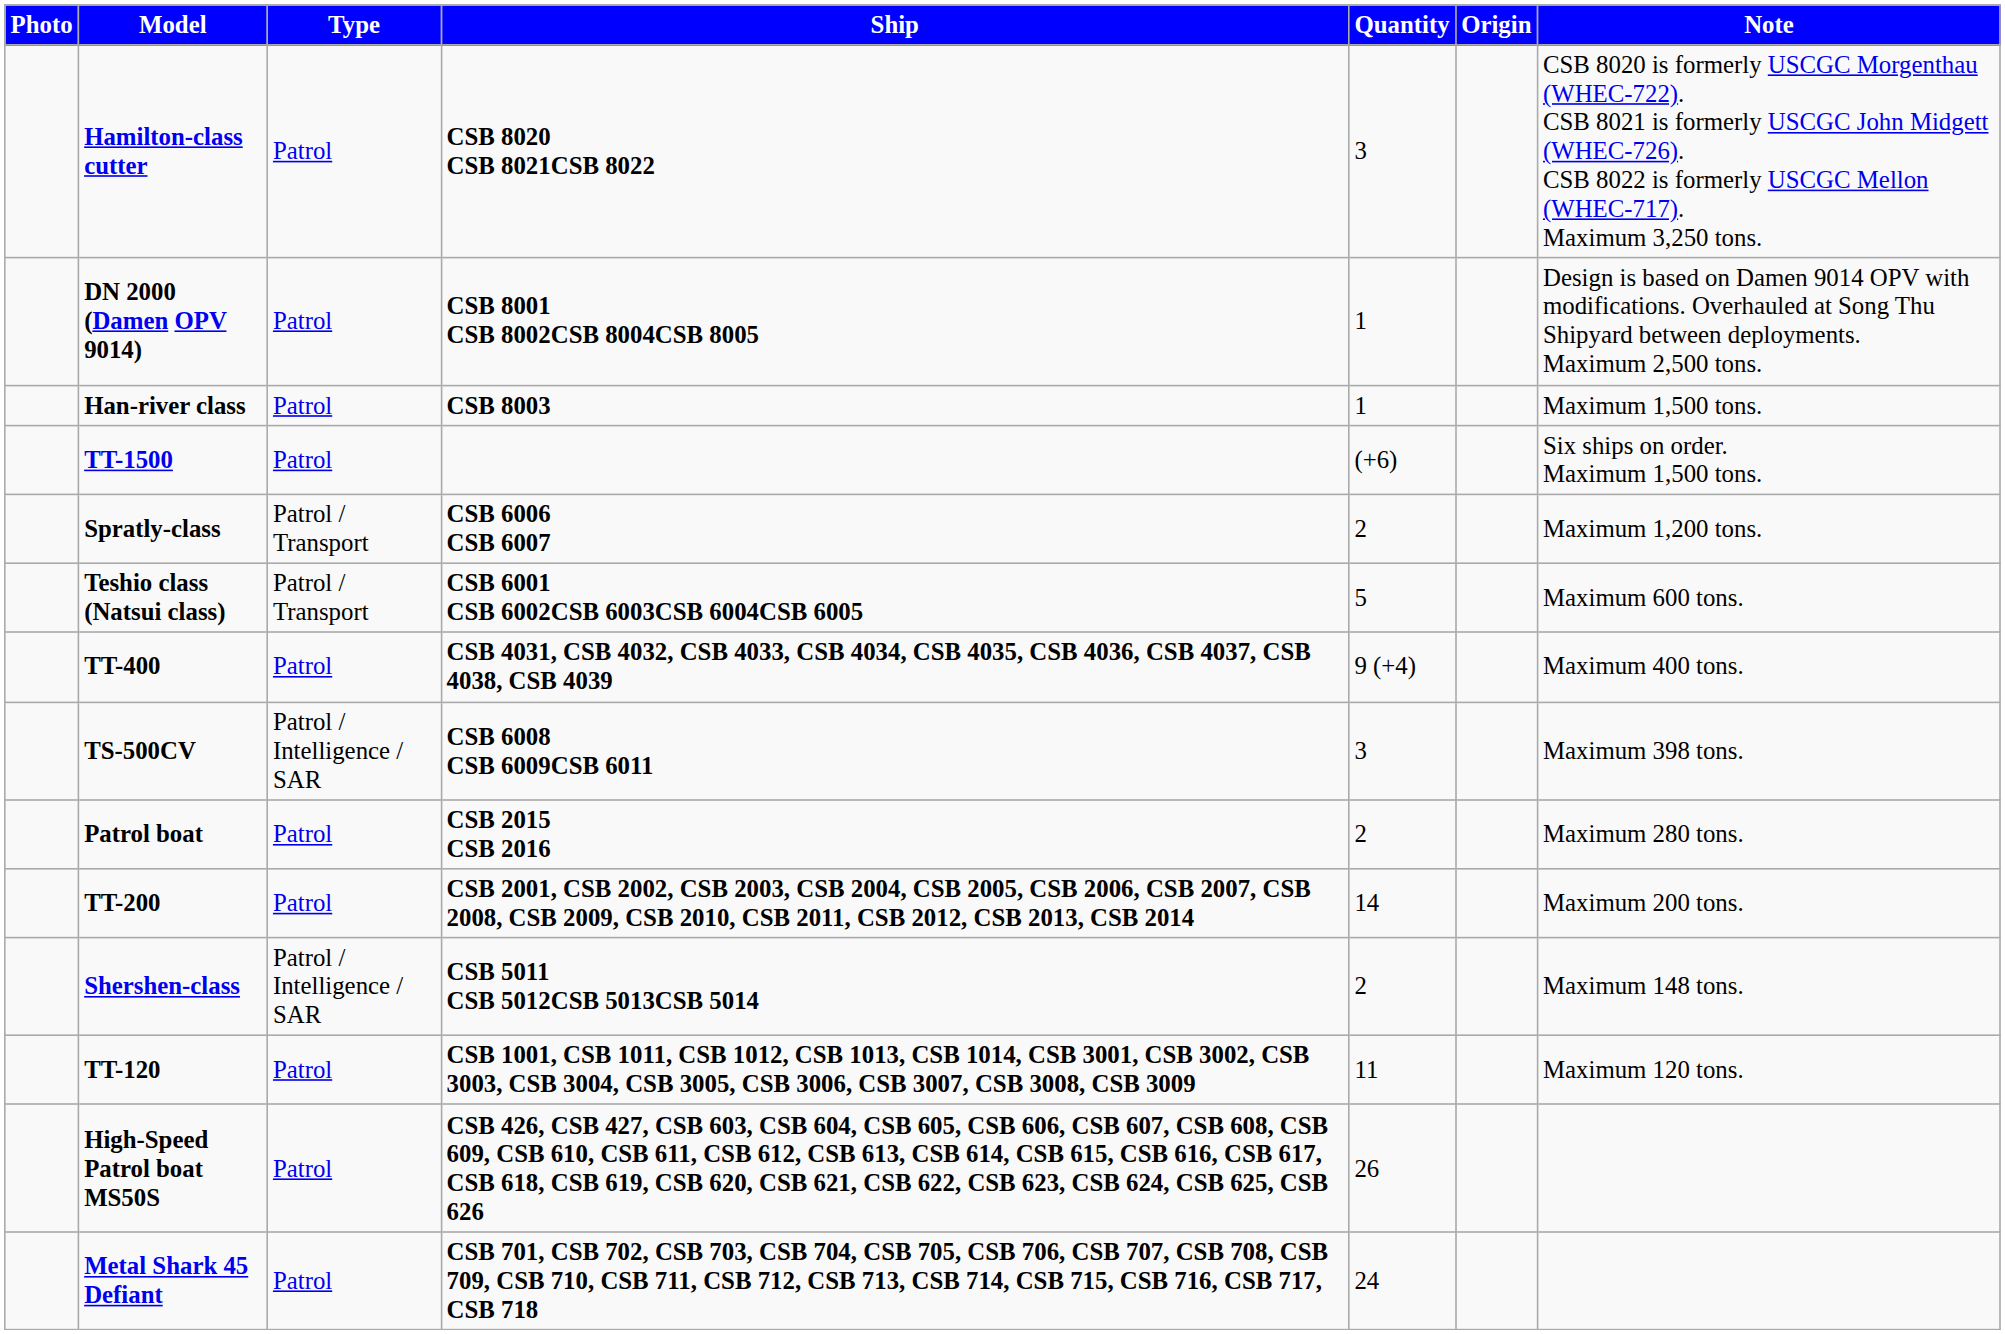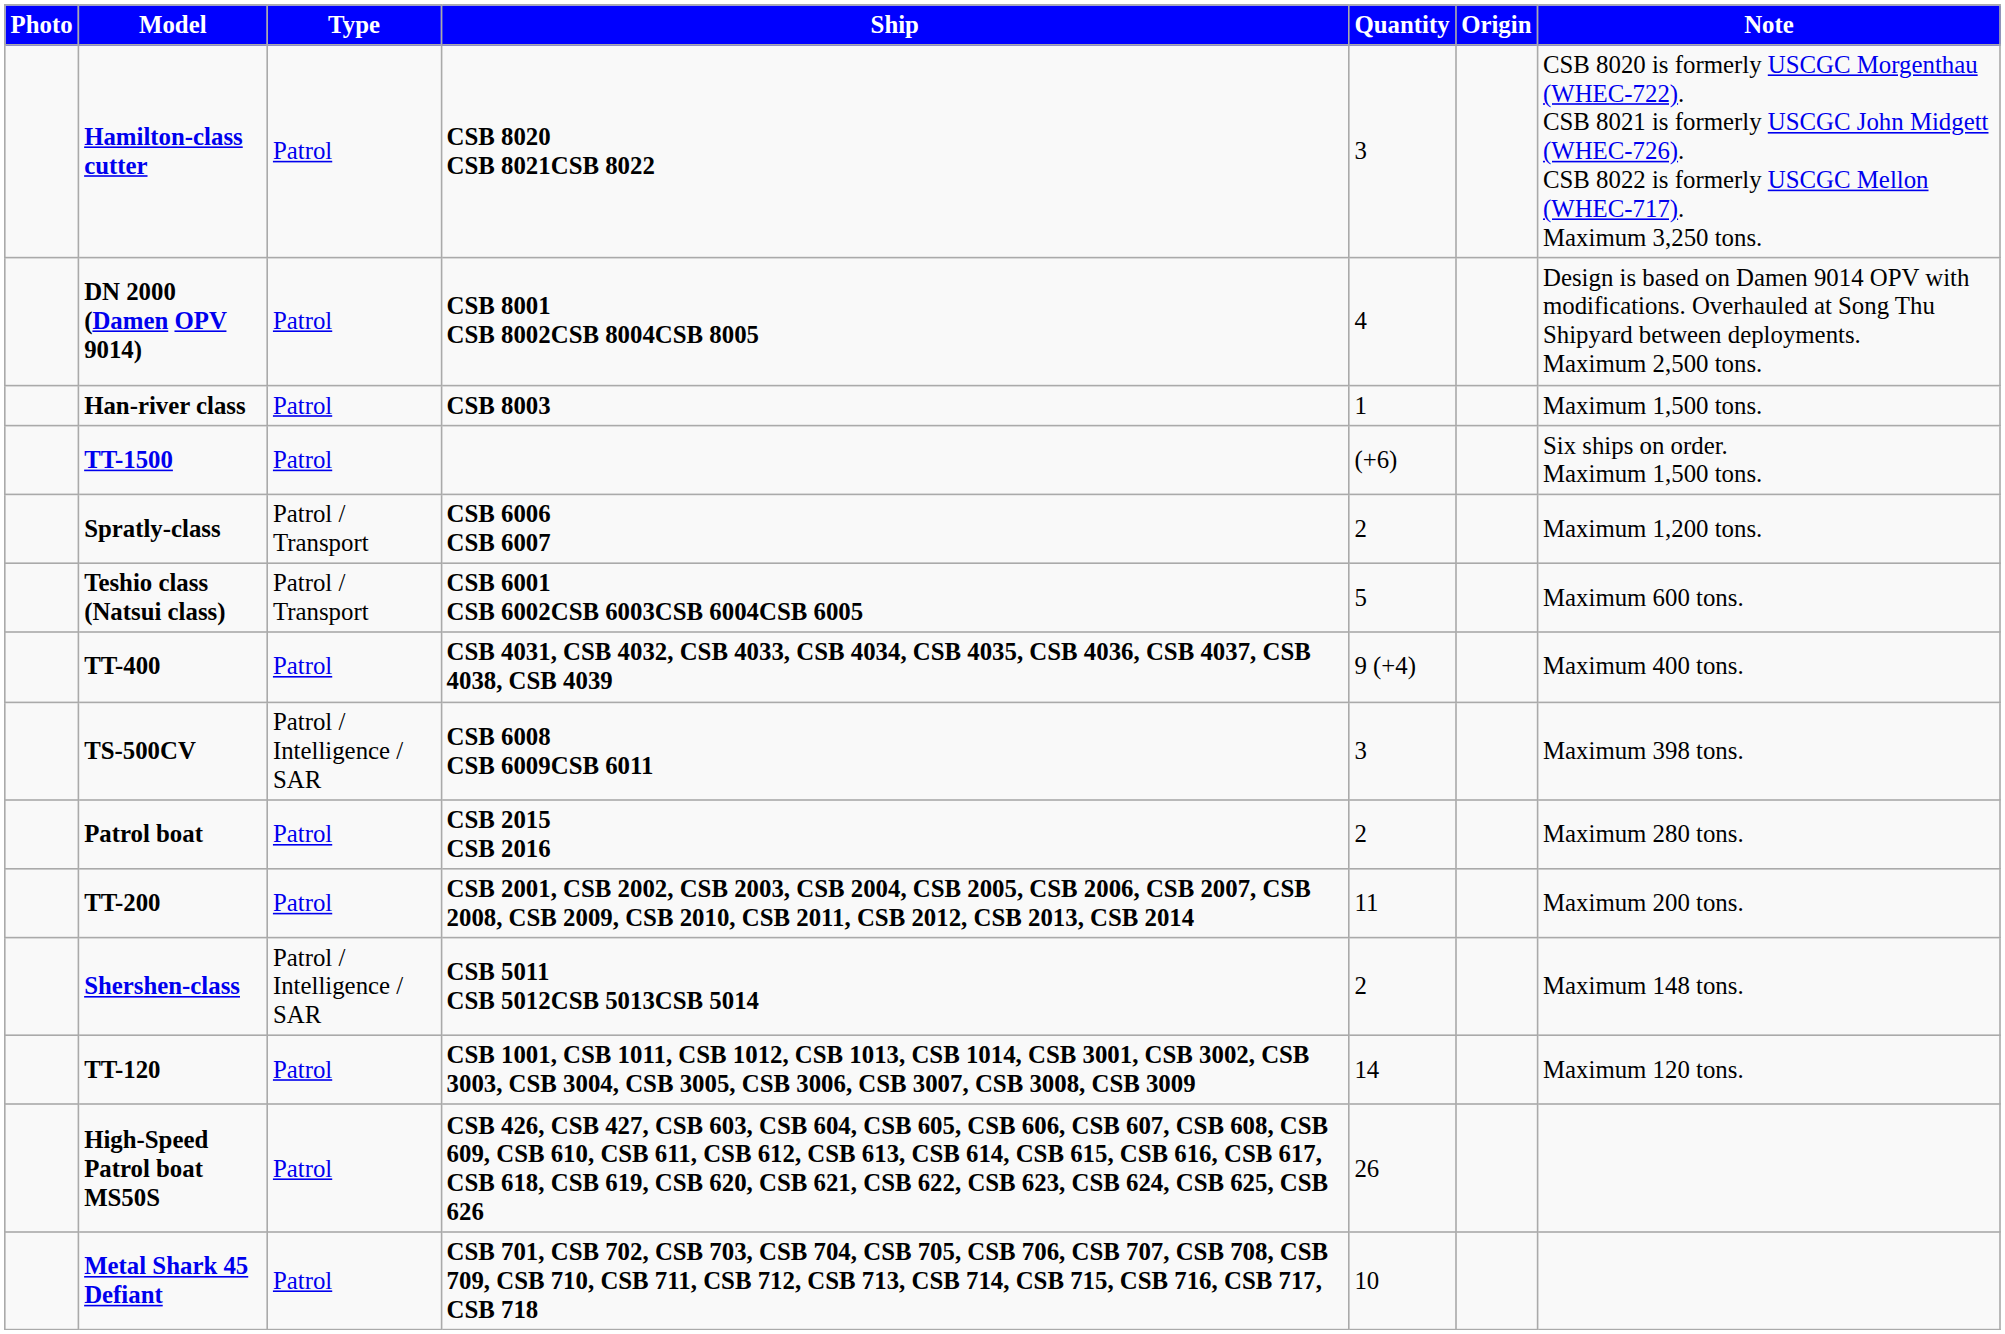(1361, 320) 1 -> (1361, 320) 4
(1367, 902) 14 -> (1366, 902) 11
(1366, 1069) 11 -> (1367, 1069) 14
(1367, 1279) 24 -> (1367, 1279) 10
